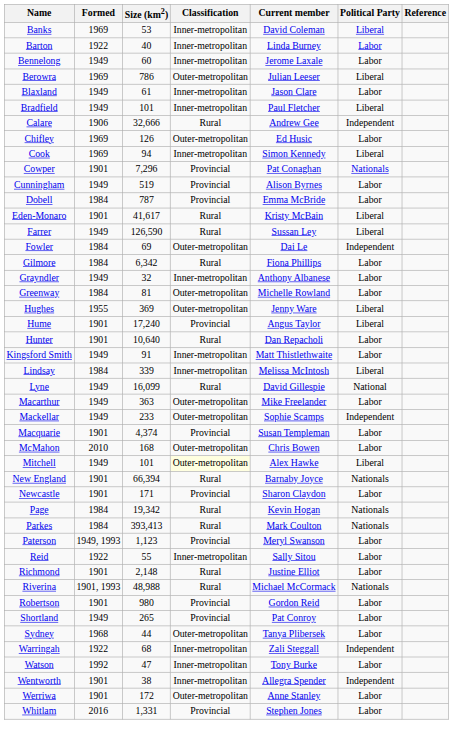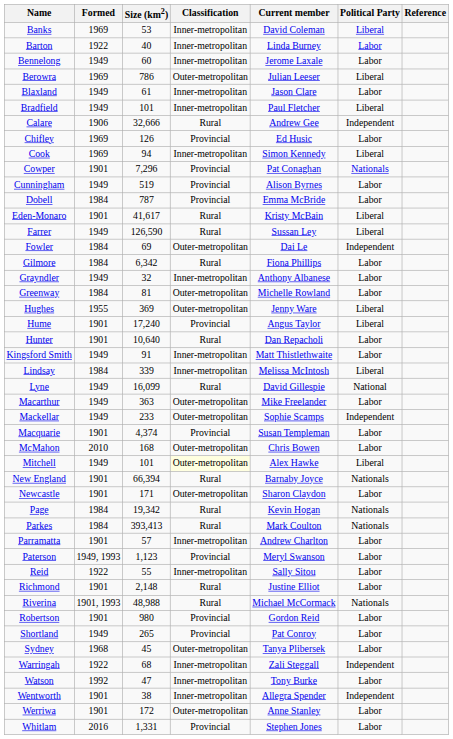(210, 138) Outer-metropolitan -> (210, 138) Provincial
(210, 494) Provincial -> (210, 494) Outer-metropolitan
+ row: (39, 541)
(147, 634) 44 -> (147, 649) 45
